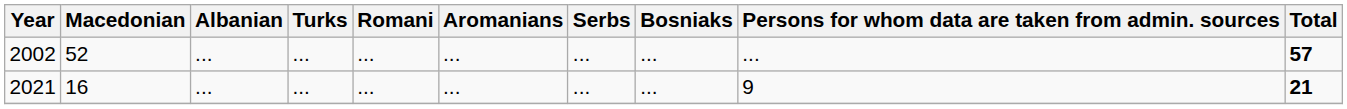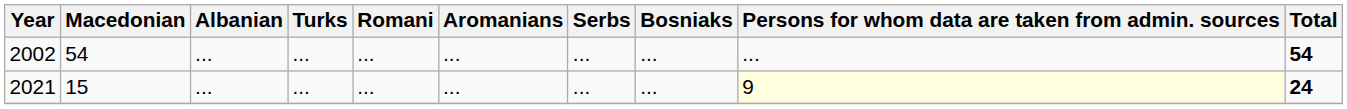(77, 53) 52 -> (77, 53) 54
(1301, 53) 57 -> (1301, 53) 54
(77, 86) 16 -> (77, 86) 15
(748, 86) no background -> (748, 86) lightyellow background
(1301, 86) 21 -> (1301, 86) 24
